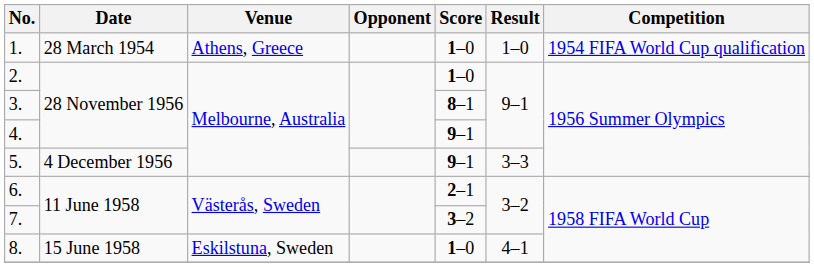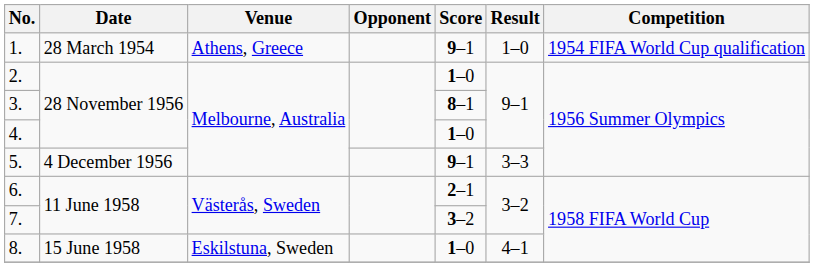(461, 47) 1–0 -> (461, 47) 9–1
(461, 133) 9–1 -> (461, 133) 1–0
